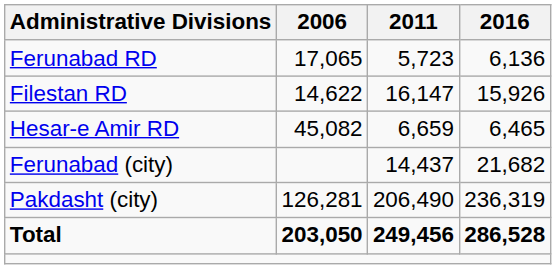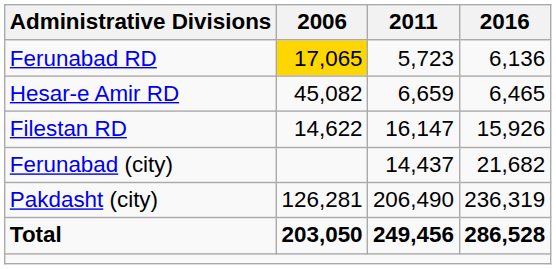(328, 57) no background -> (328, 57) gold background
rows swapped: (68, 93) <-> (94, 128)
